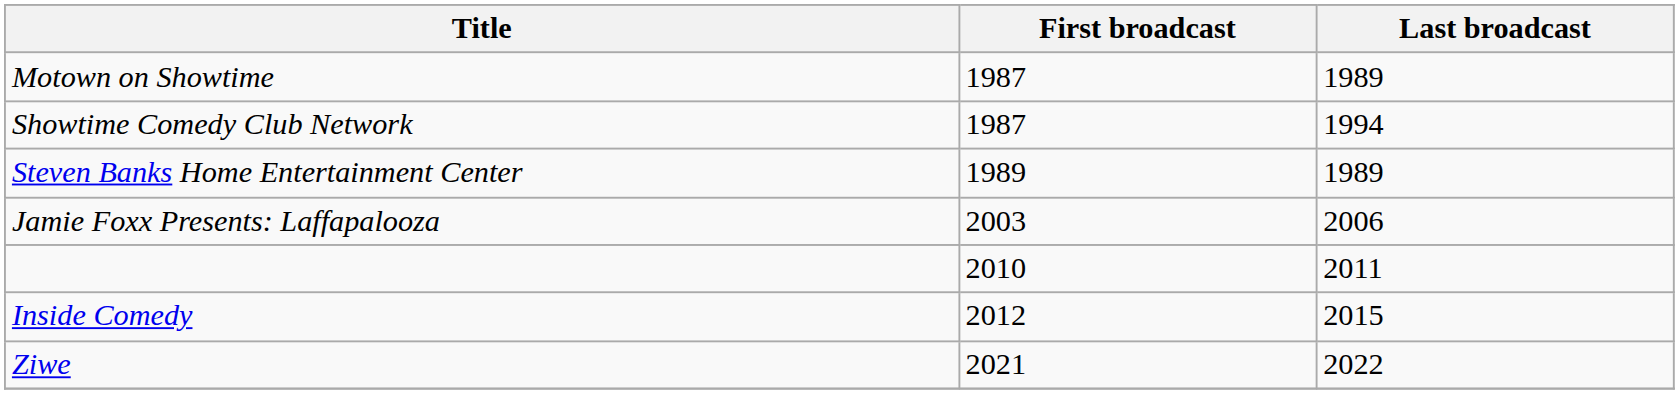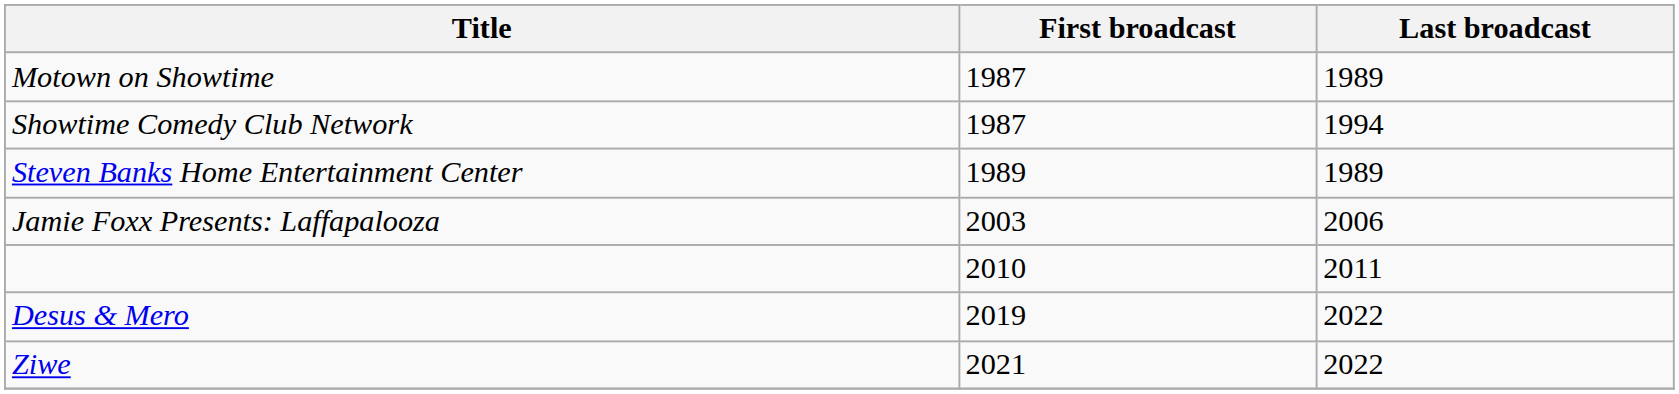- row: (102, 316)
+ row: (100, 316)
